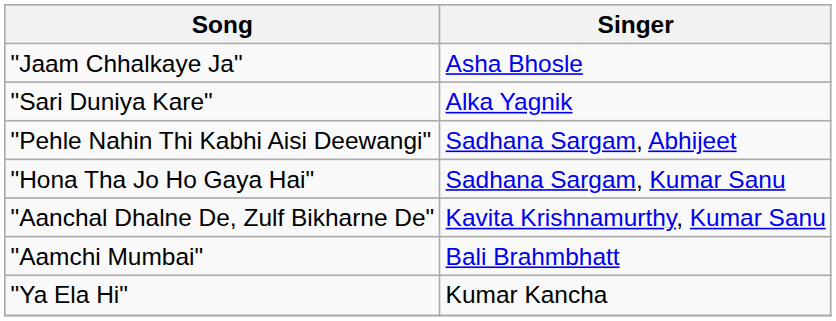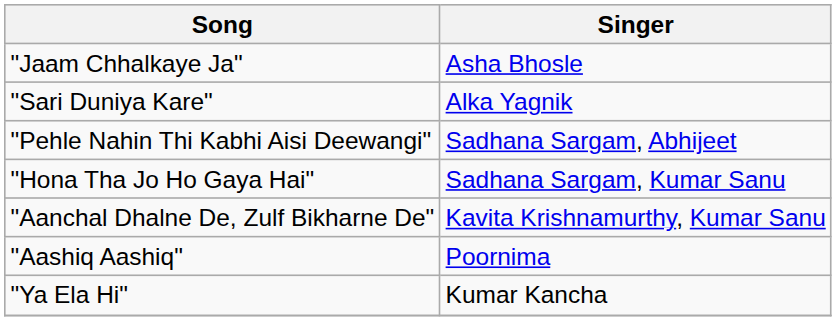+ row: (97, 257)
- row: (107, 257)
